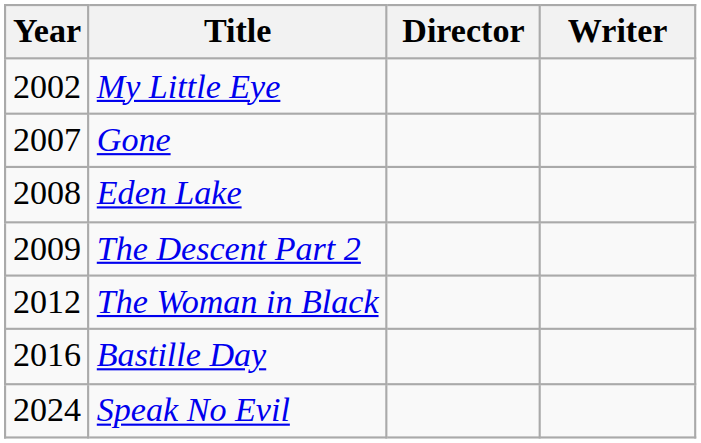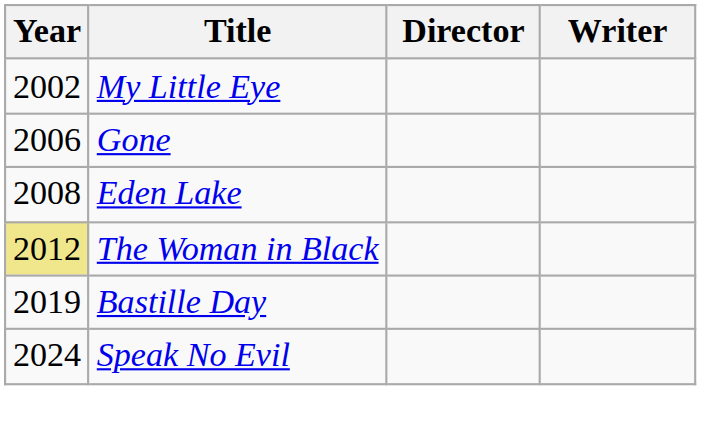(47, 139) 2007 -> (47, 139) 2006
- row: (229, 247)
(47, 301) no background -> (47, 247) khaki background
(47, 355) 2016 -> (47, 301) 2019
